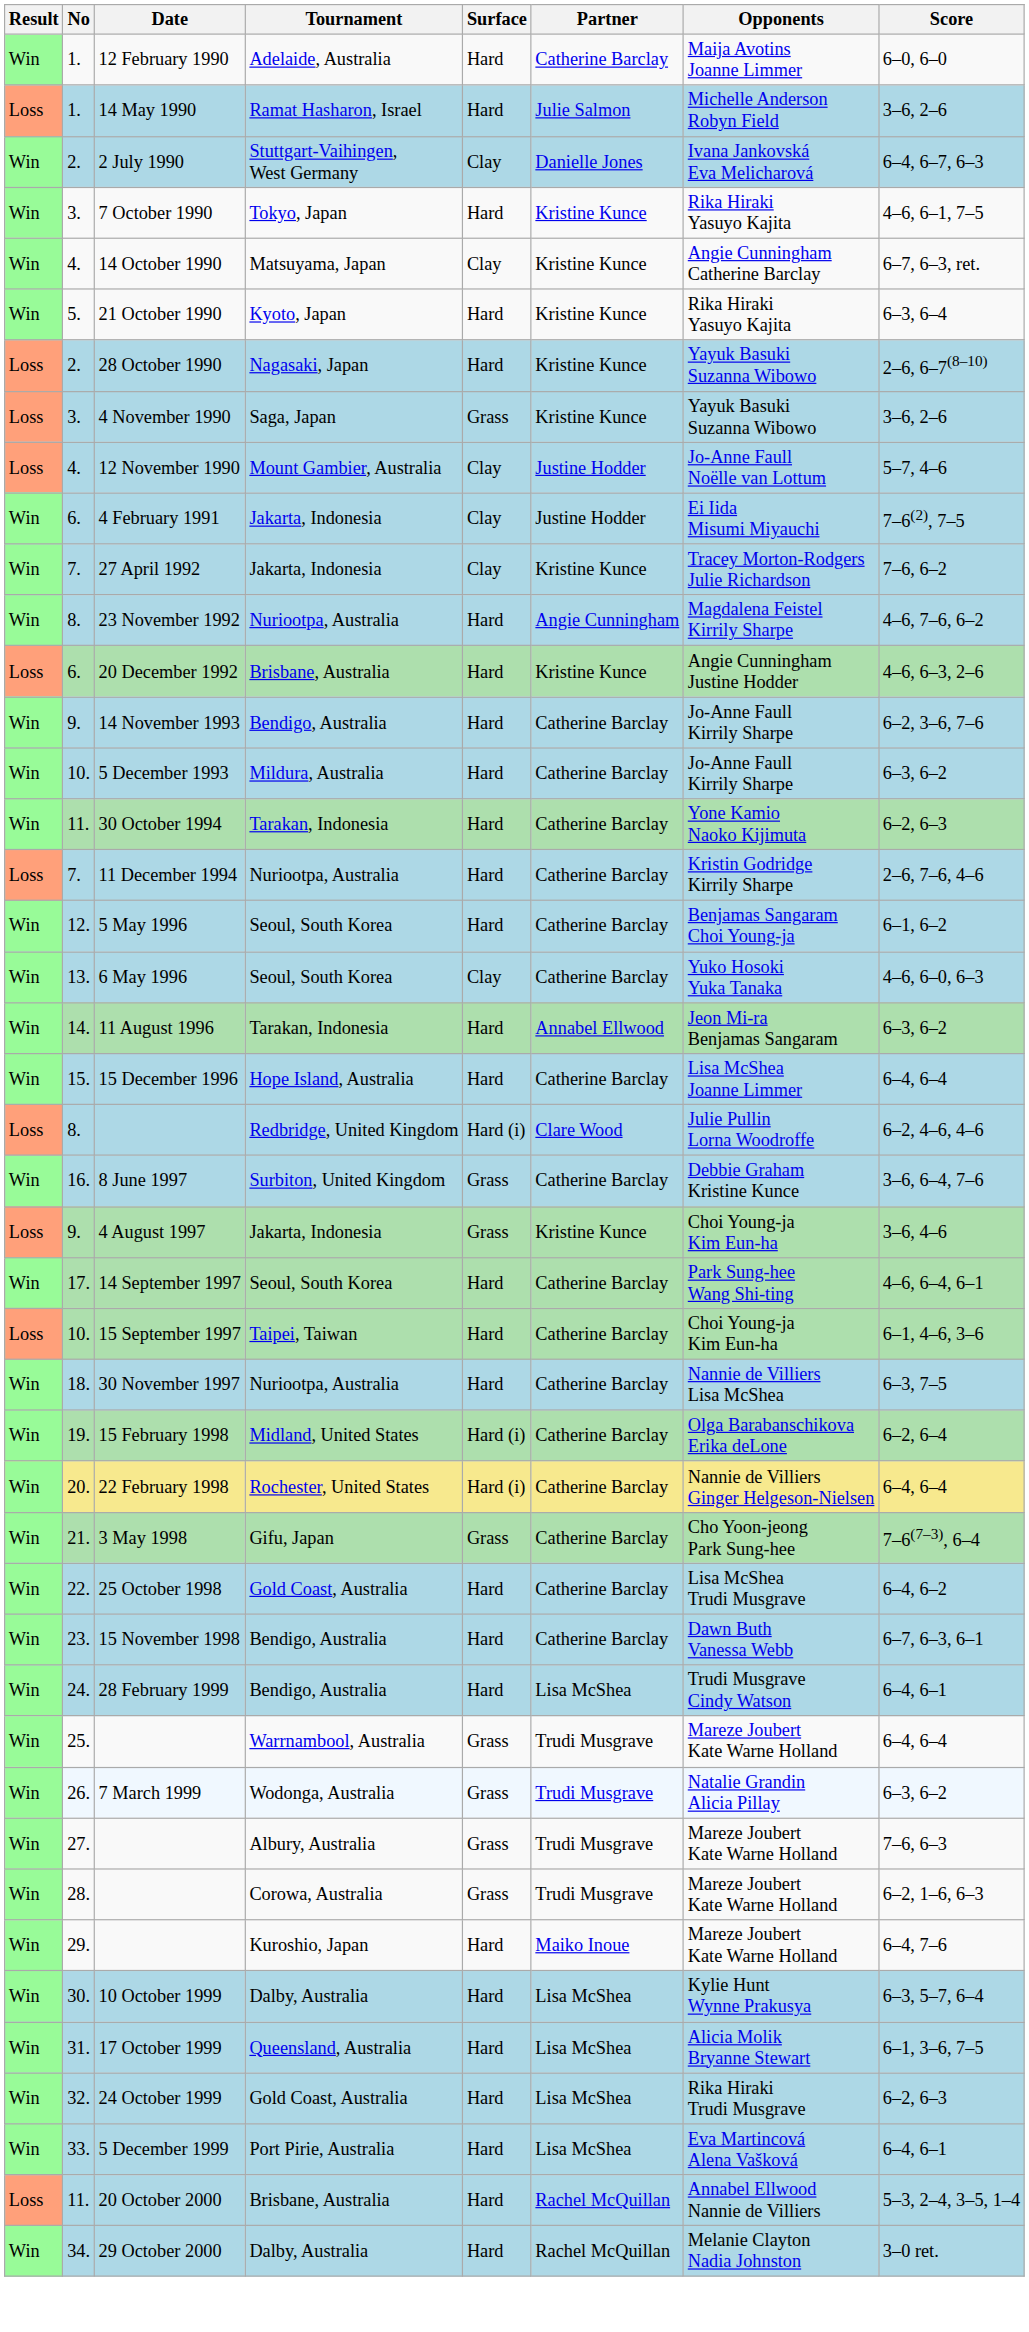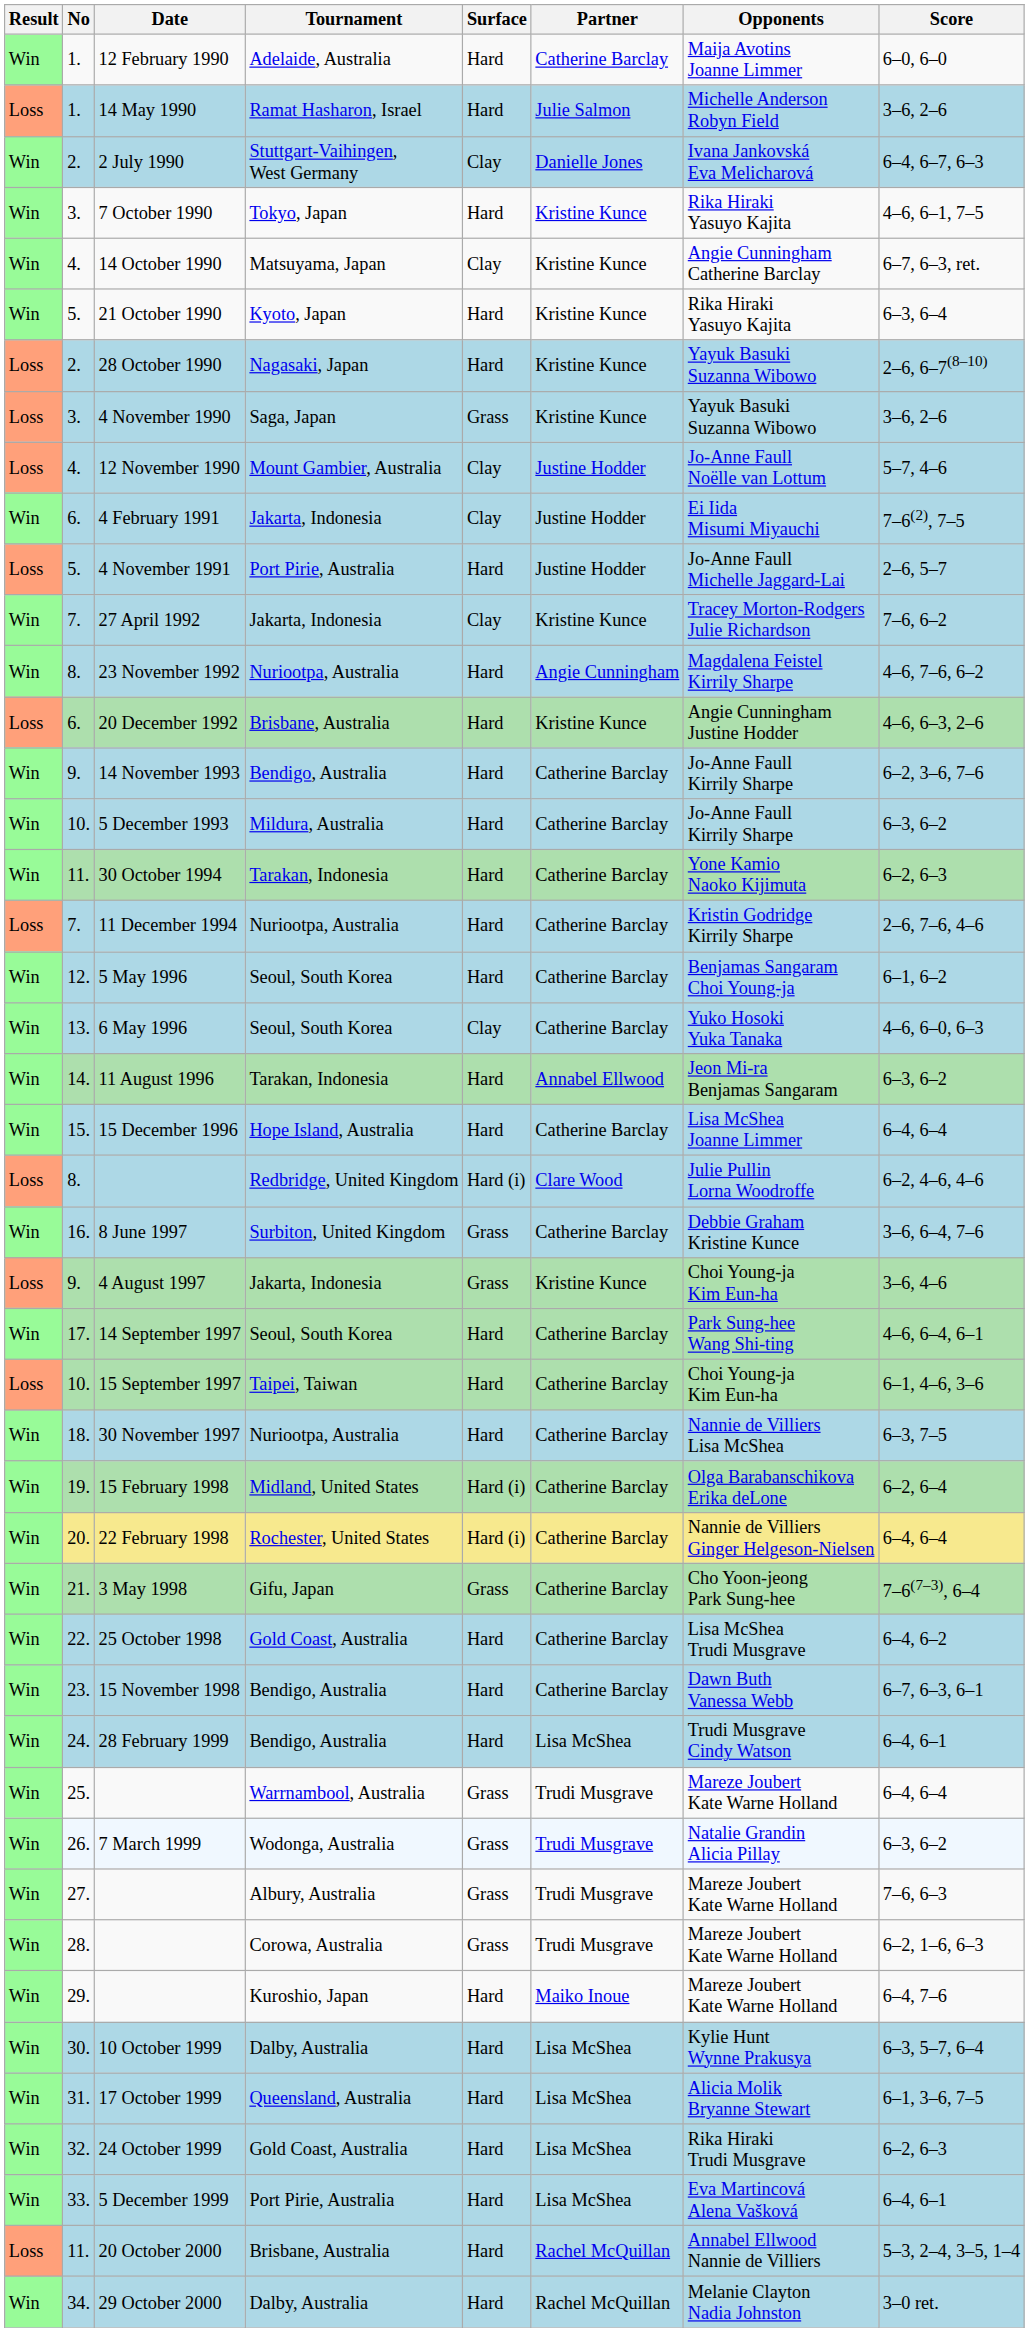+ row: (74, 568)
